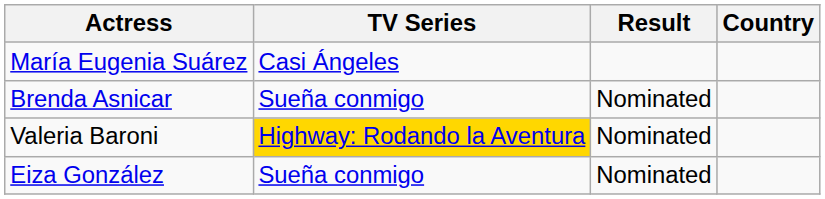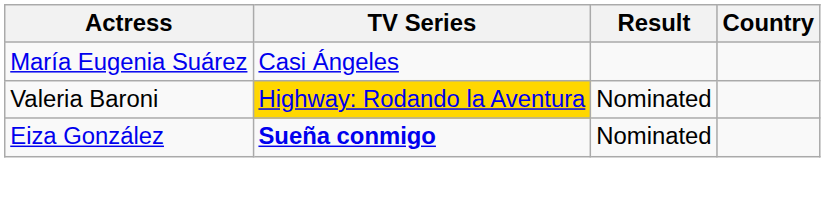- row: (91, 99)
(341, 174) normal -> (347, 136) bold
